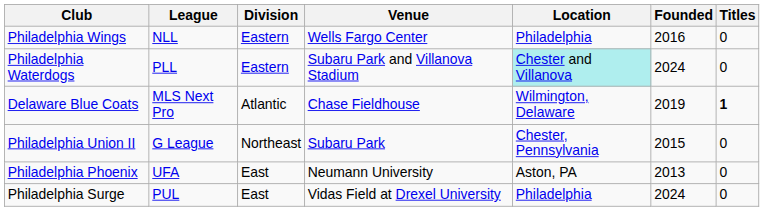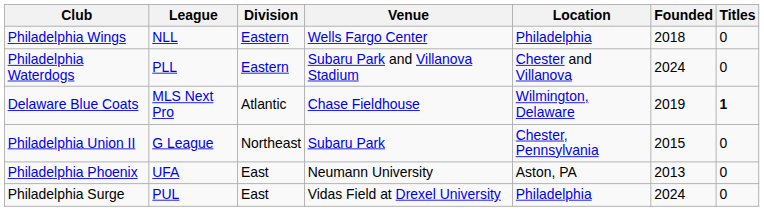(670, 37) 2016 -> (670, 37) 2018
(554, 67) paleturquoise background -> (554, 67) no background
